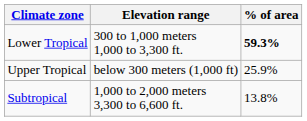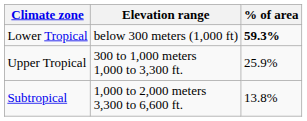(145, 42) 300 to 1,000 meters 1,000 to 3,300 ft. -> (166, 35) below 300 meters (1,000 ft)
(166, 70) below 300 meters (1,000 ft) -> (145, 63) 300 to 1,000 meters 1,000 to 3,300 ft.
